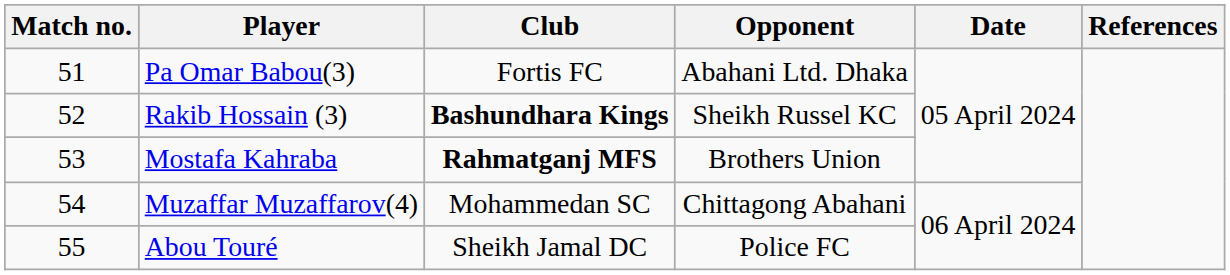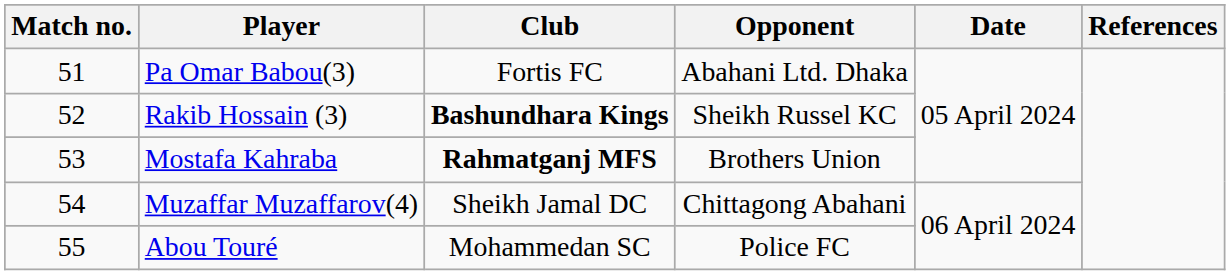(550, 203) Mohammedan SC -> (550, 203) Sheikh Jamal DC
(550, 247) Sheikh Jamal DC -> (550, 247) Mohammedan SC
